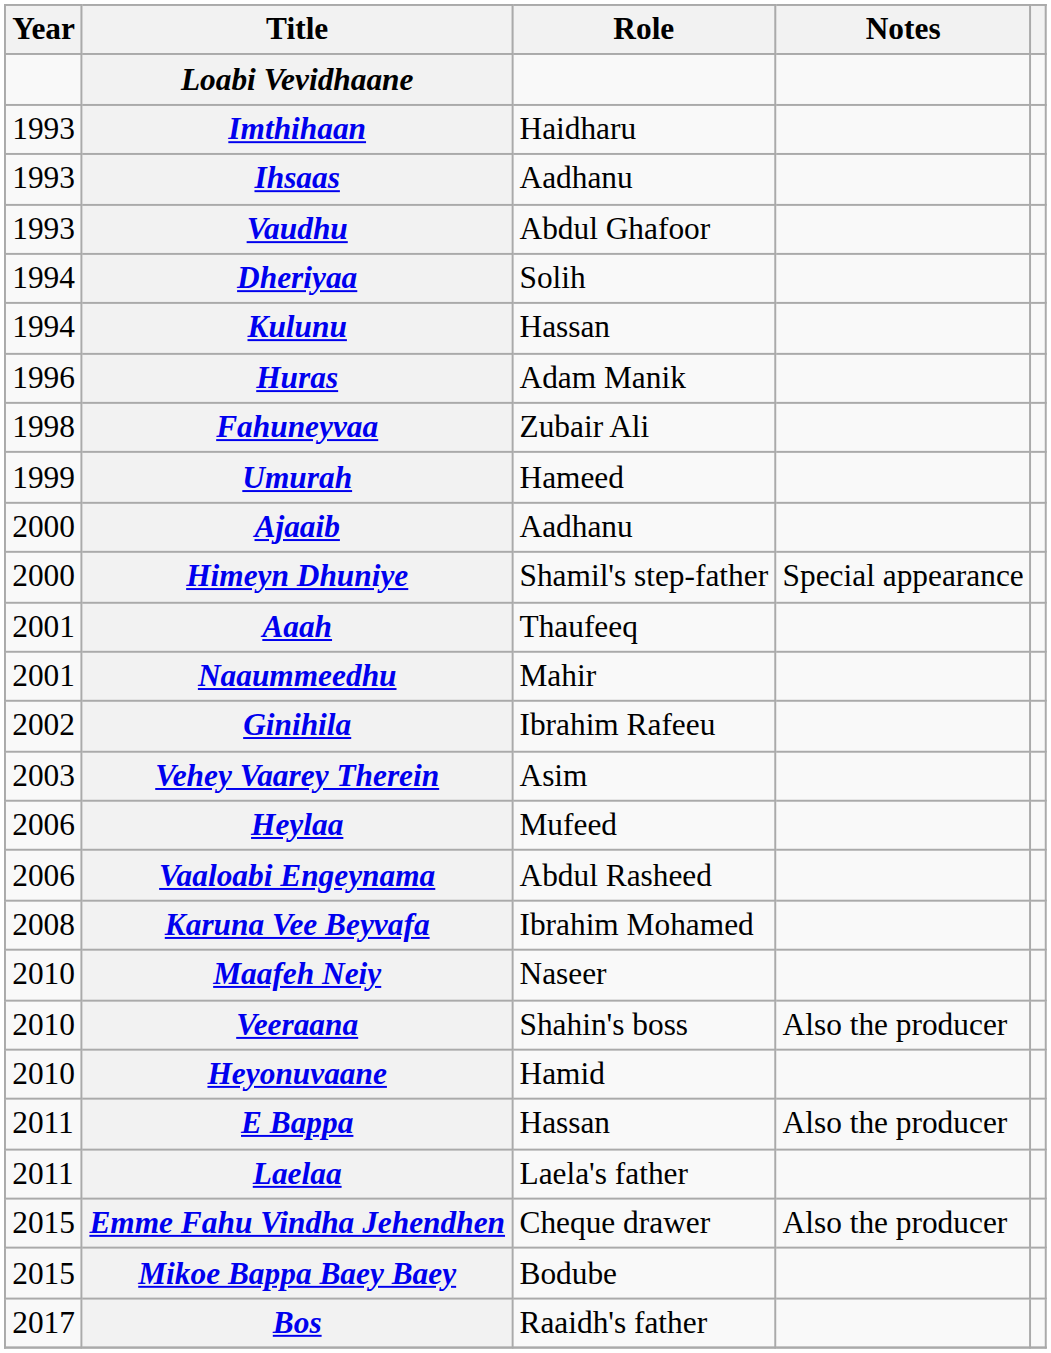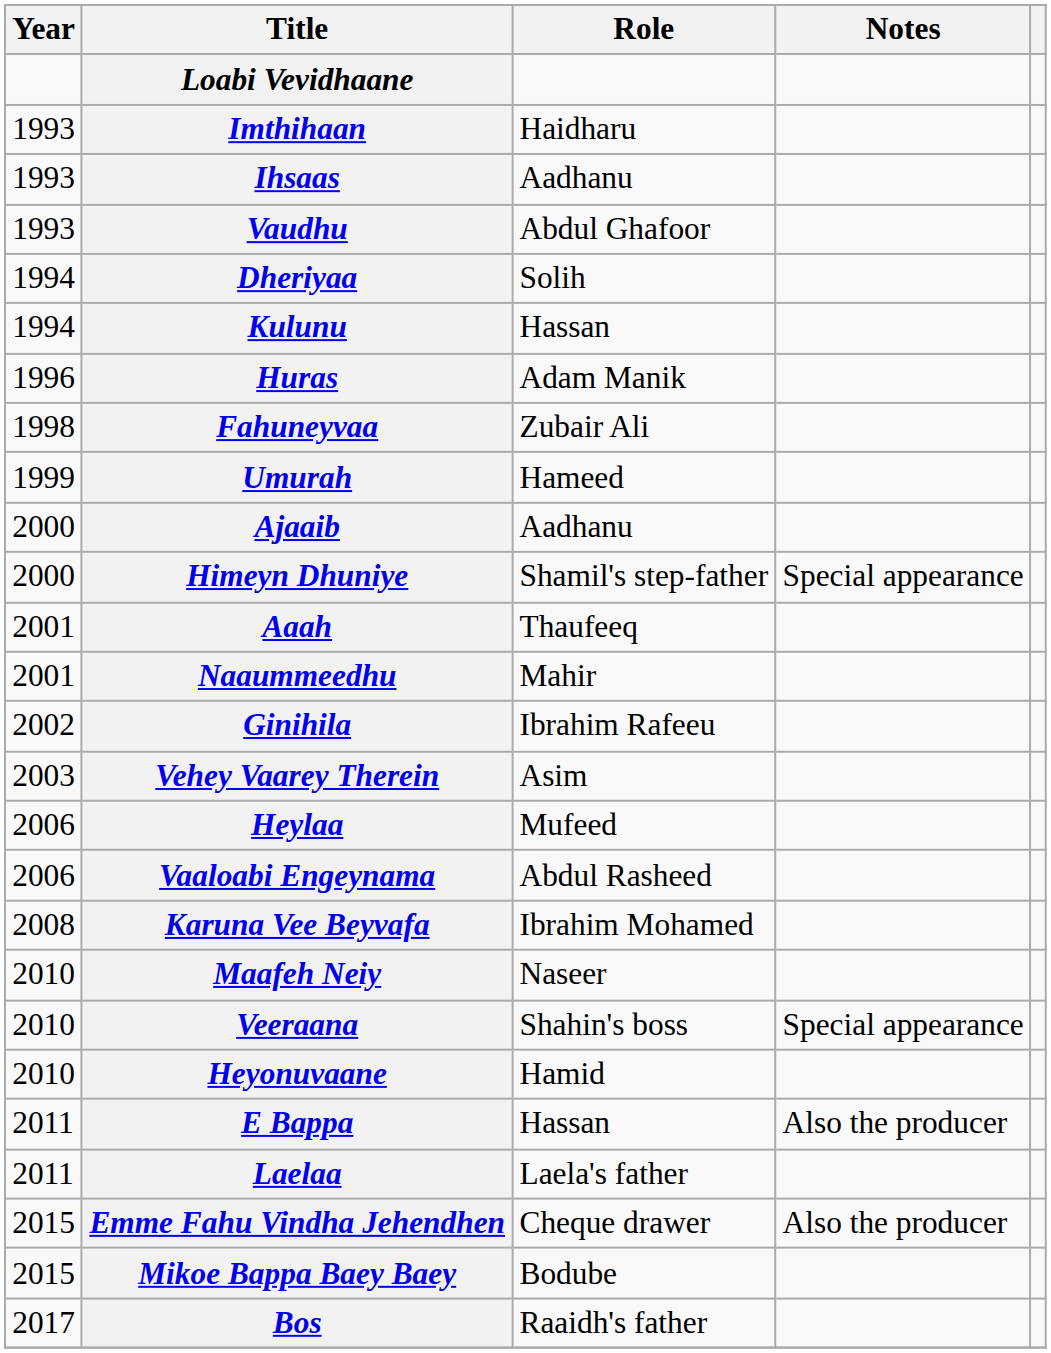(895, 1024) Also the producer -> (903, 1024) Special appearance
